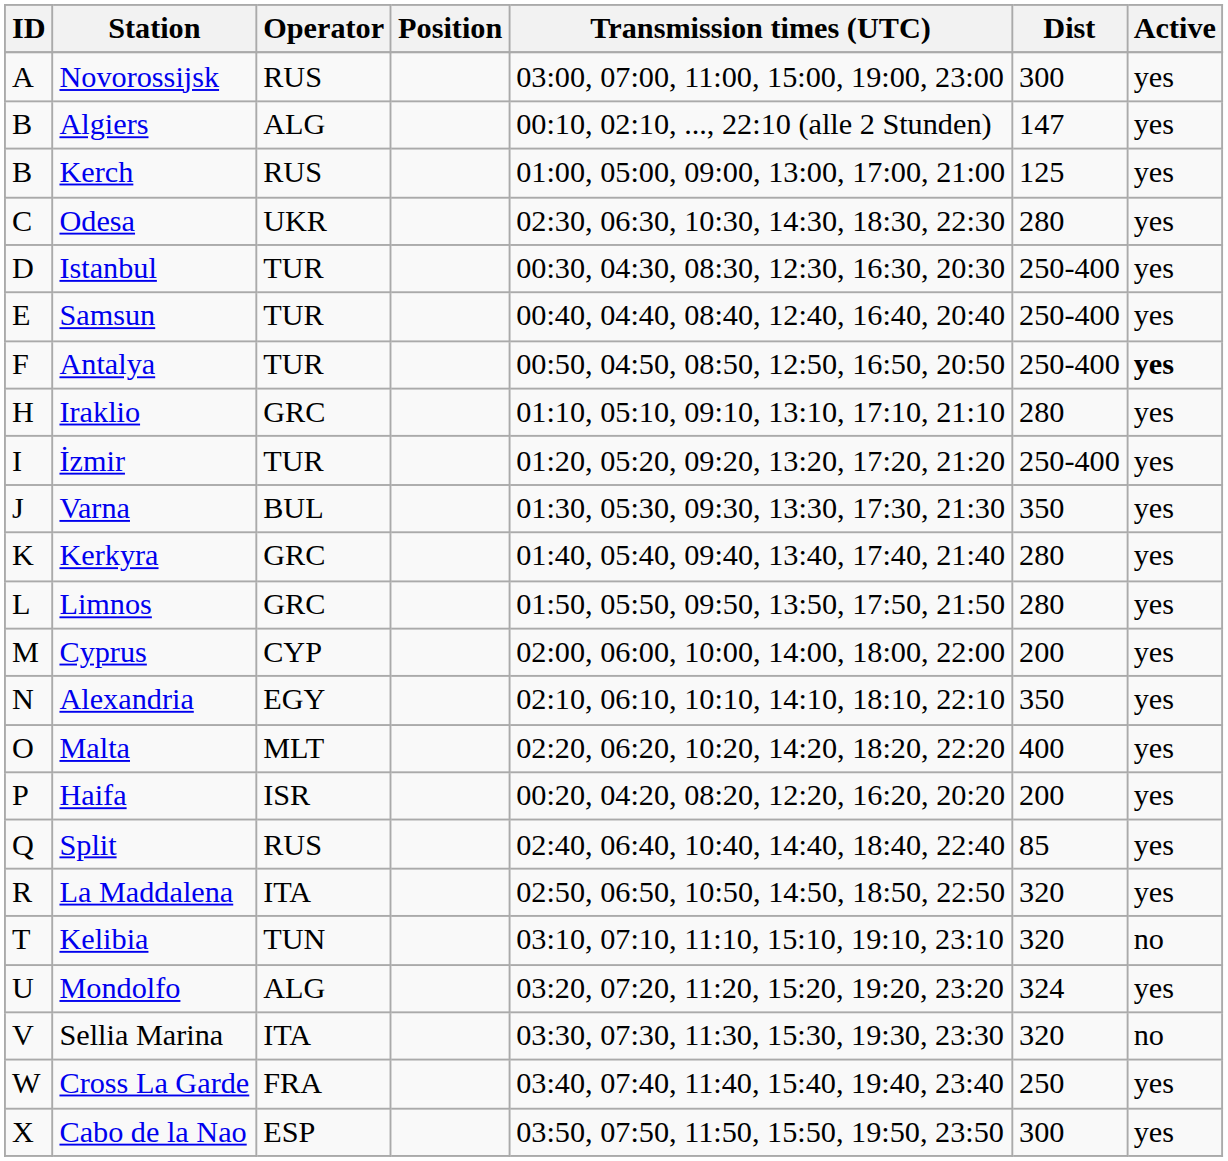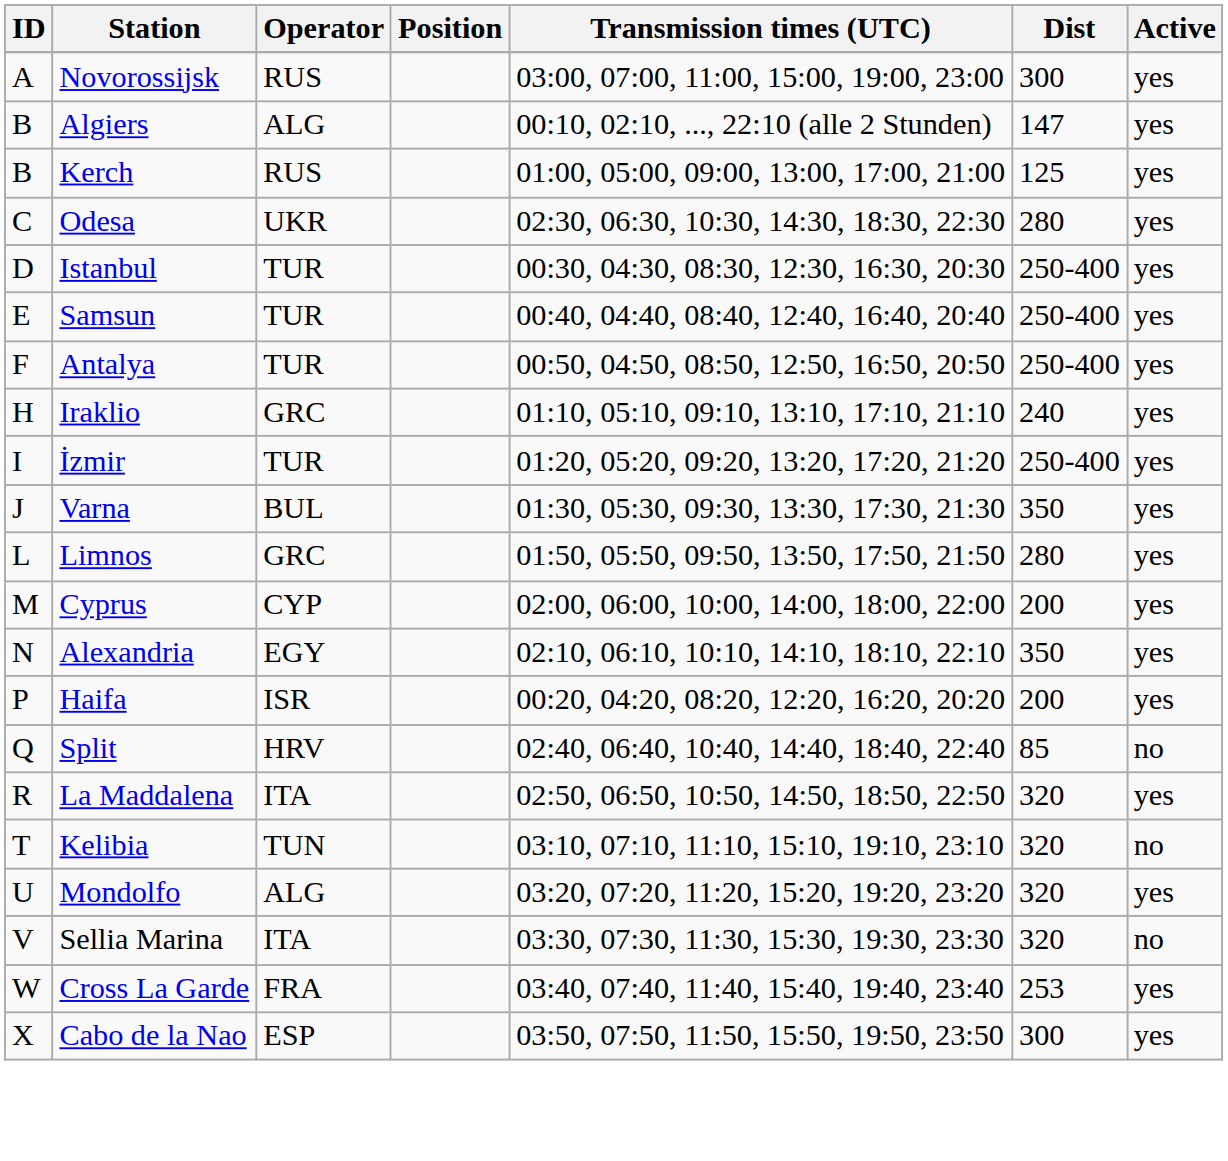(1154, 364) bold -> (1154, 364) normal
(1042, 412) 280 -> (1042, 412) 240
- row: (109, 556)
- row: (95, 747)
(293, 843) RUS -> (294, 747) HRV
(1154, 843) yes -> (1149, 747) no
(1042, 987) 324 -> (1042, 891) 320
(1042, 1083) 250 -> (1042, 987) 253
